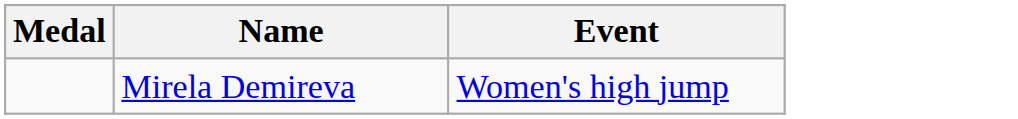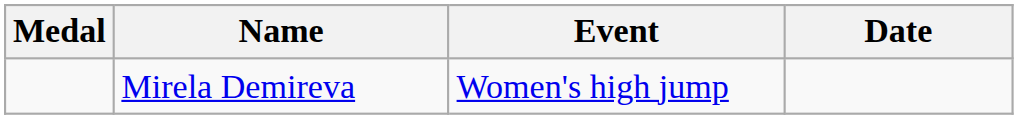+ column: (898, 31)
